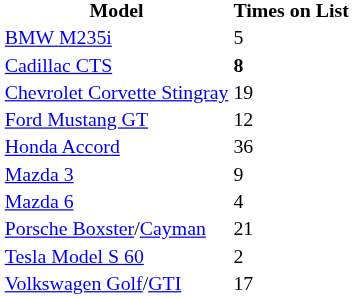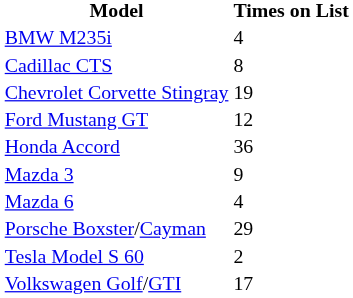(238, 38) 5 -> (238, 38) 4
(238, 65) bold -> (238, 65) normal
(243, 229) 21 -> (243, 229) 29
